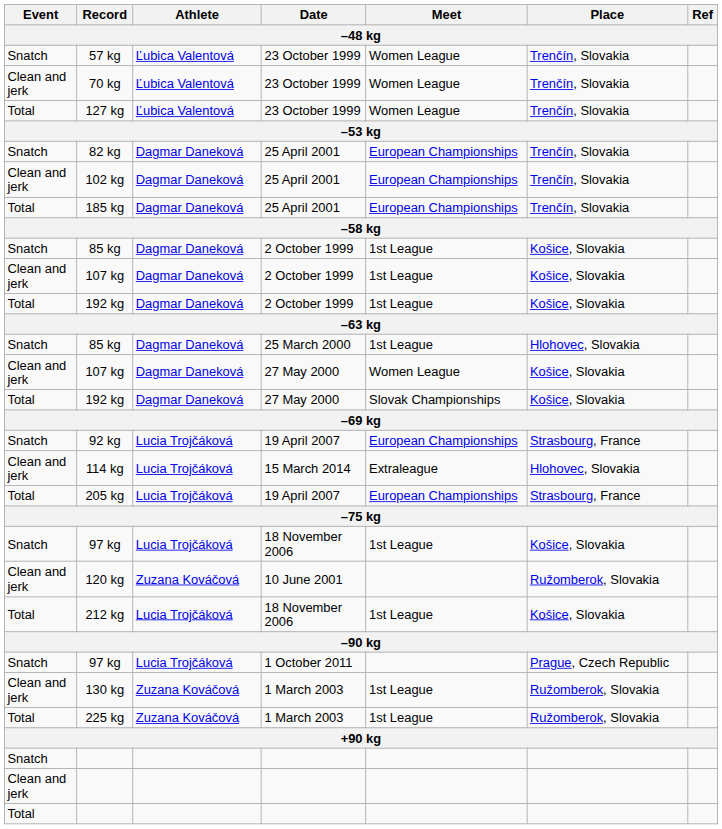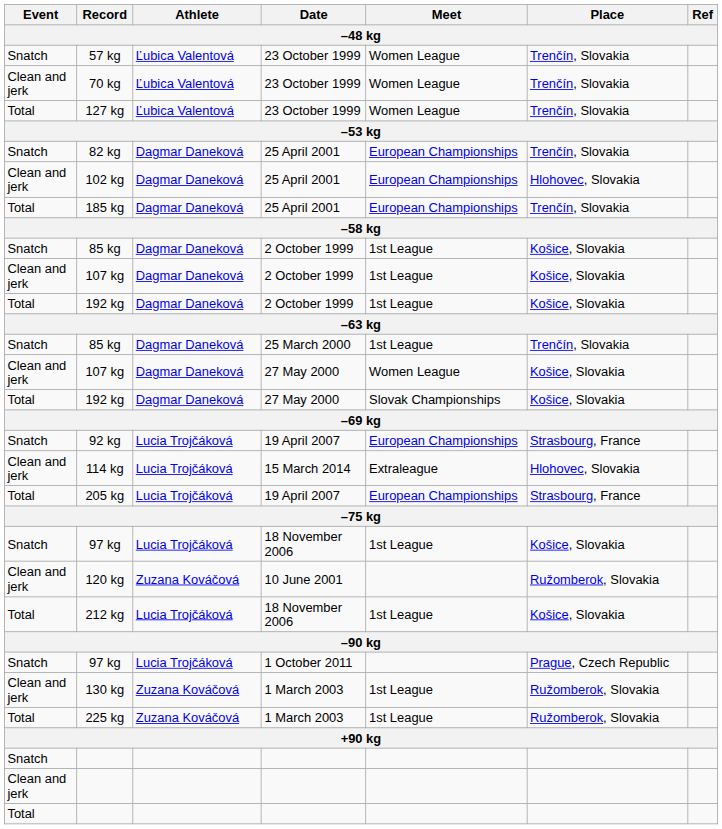(580, 180) Trenčín, Slovakia -> (585, 180) Hlohovec, Slovakia
(585, 345) Hlohovec, Slovakia -> (580, 345) Trenčín, Slovakia
